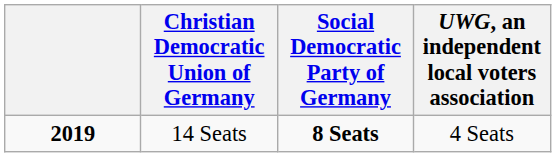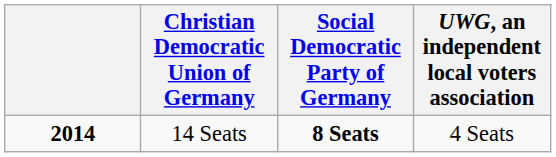(73, 133) 2019 -> (73, 133) 2014
